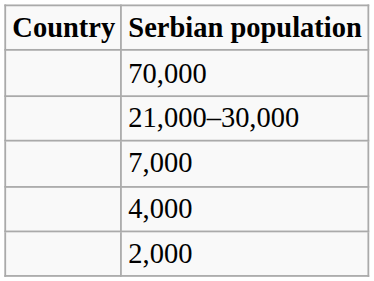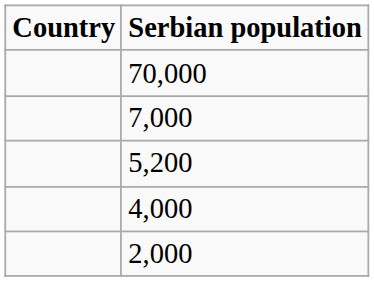- row: (214, 117)
+ row: (160, 163)
